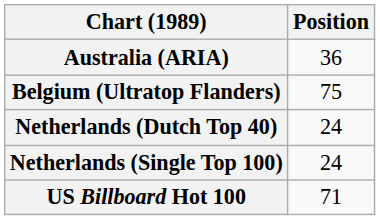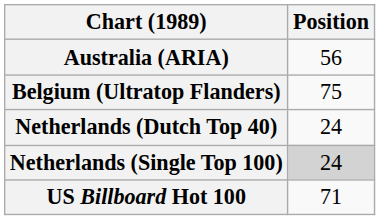(331, 57) 36 -> (331, 57) 56
(331, 162) no background -> (331, 162) lightgrey background
